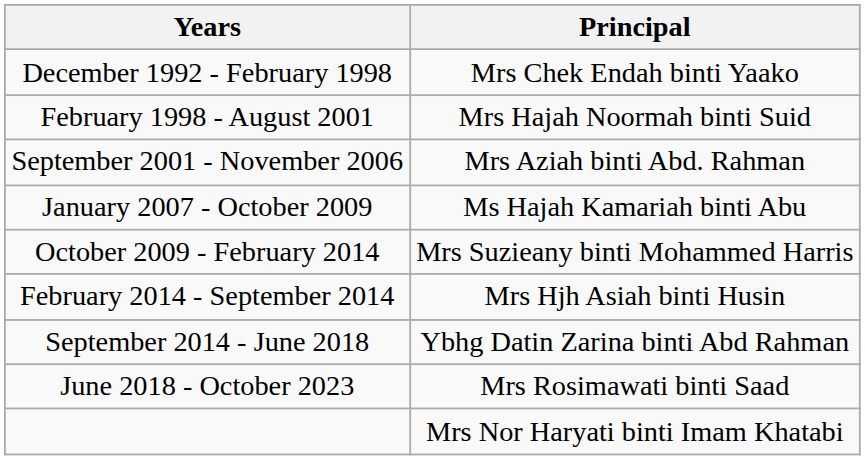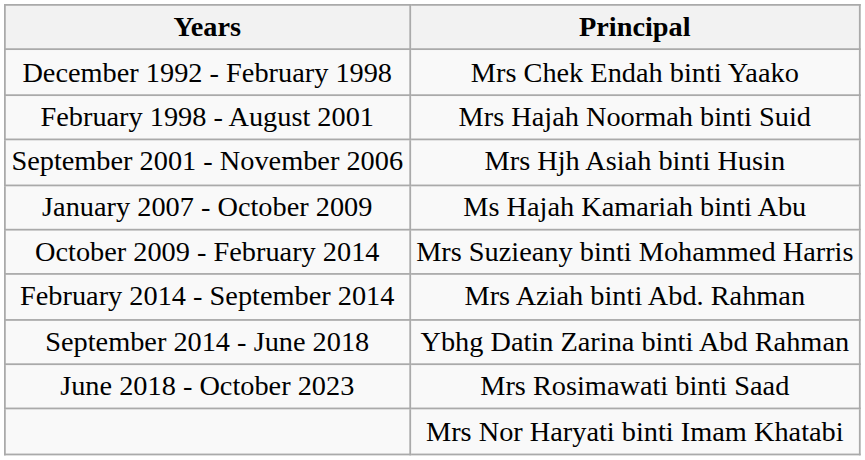(635, 161) Mrs Aziah binti Abd. Rahman -> (635, 161) Mrs Hjh Asiah binti Husin
(635, 296) Mrs Hjh Asiah binti Husin -> (635, 296) Mrs Aziah binti Abd. Rahman
